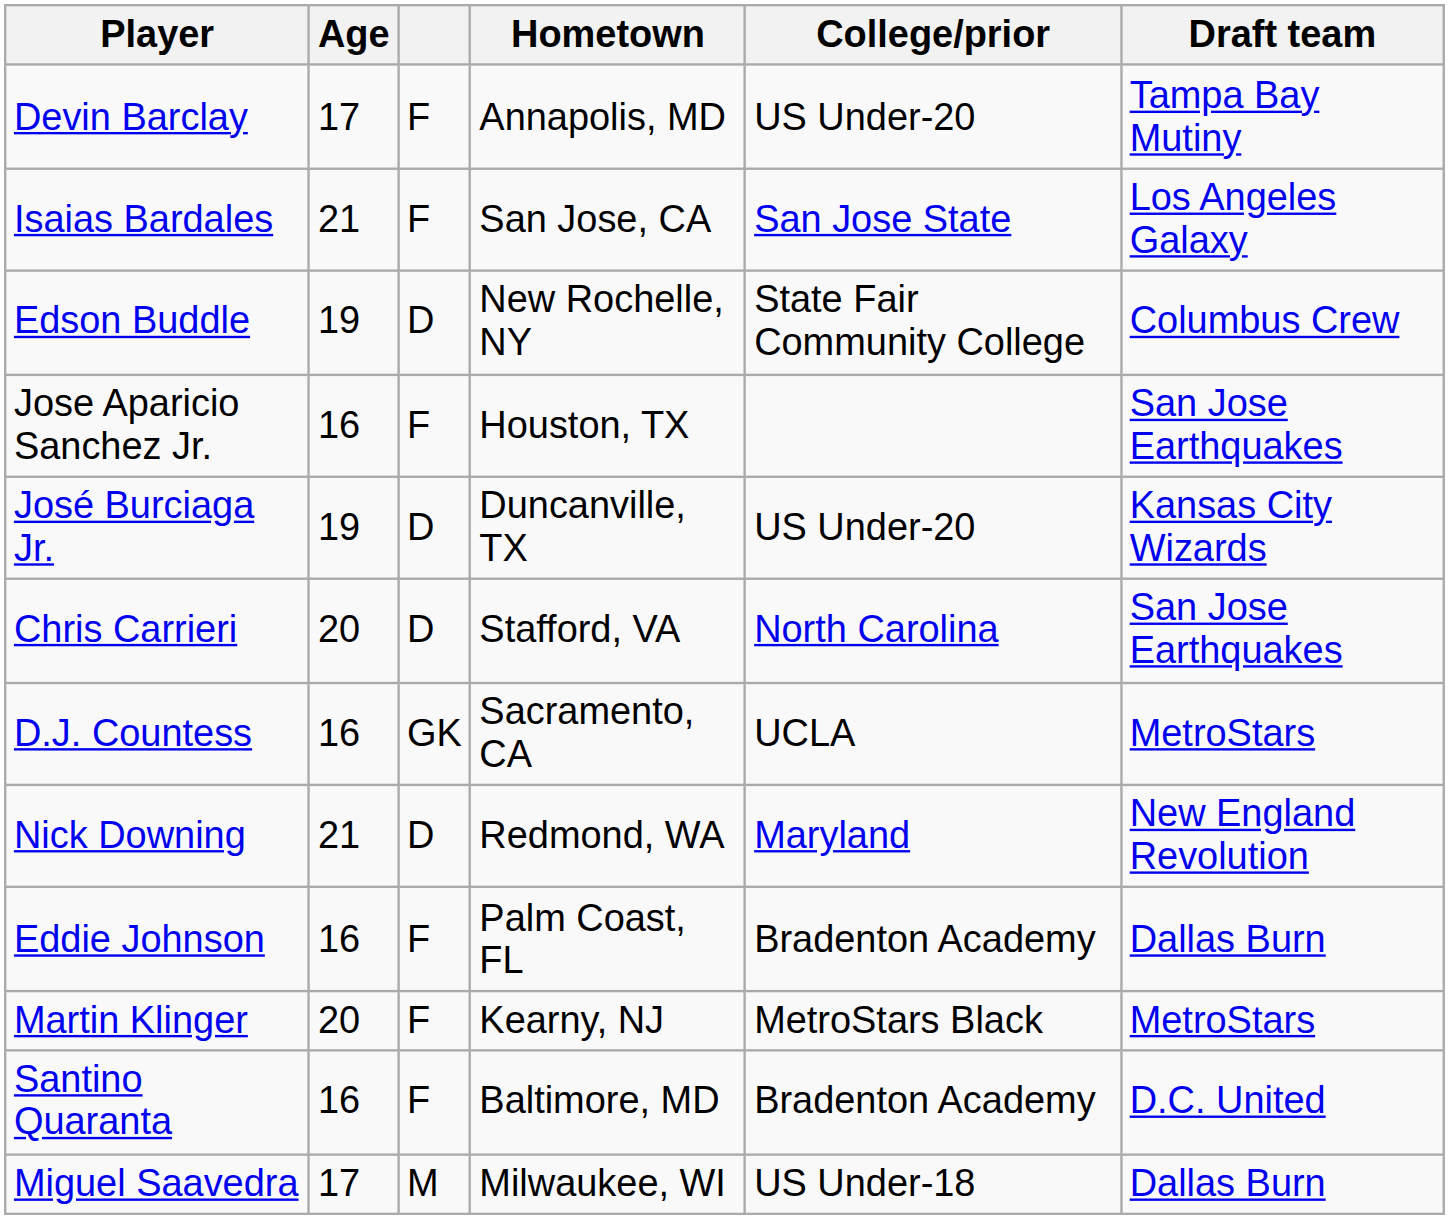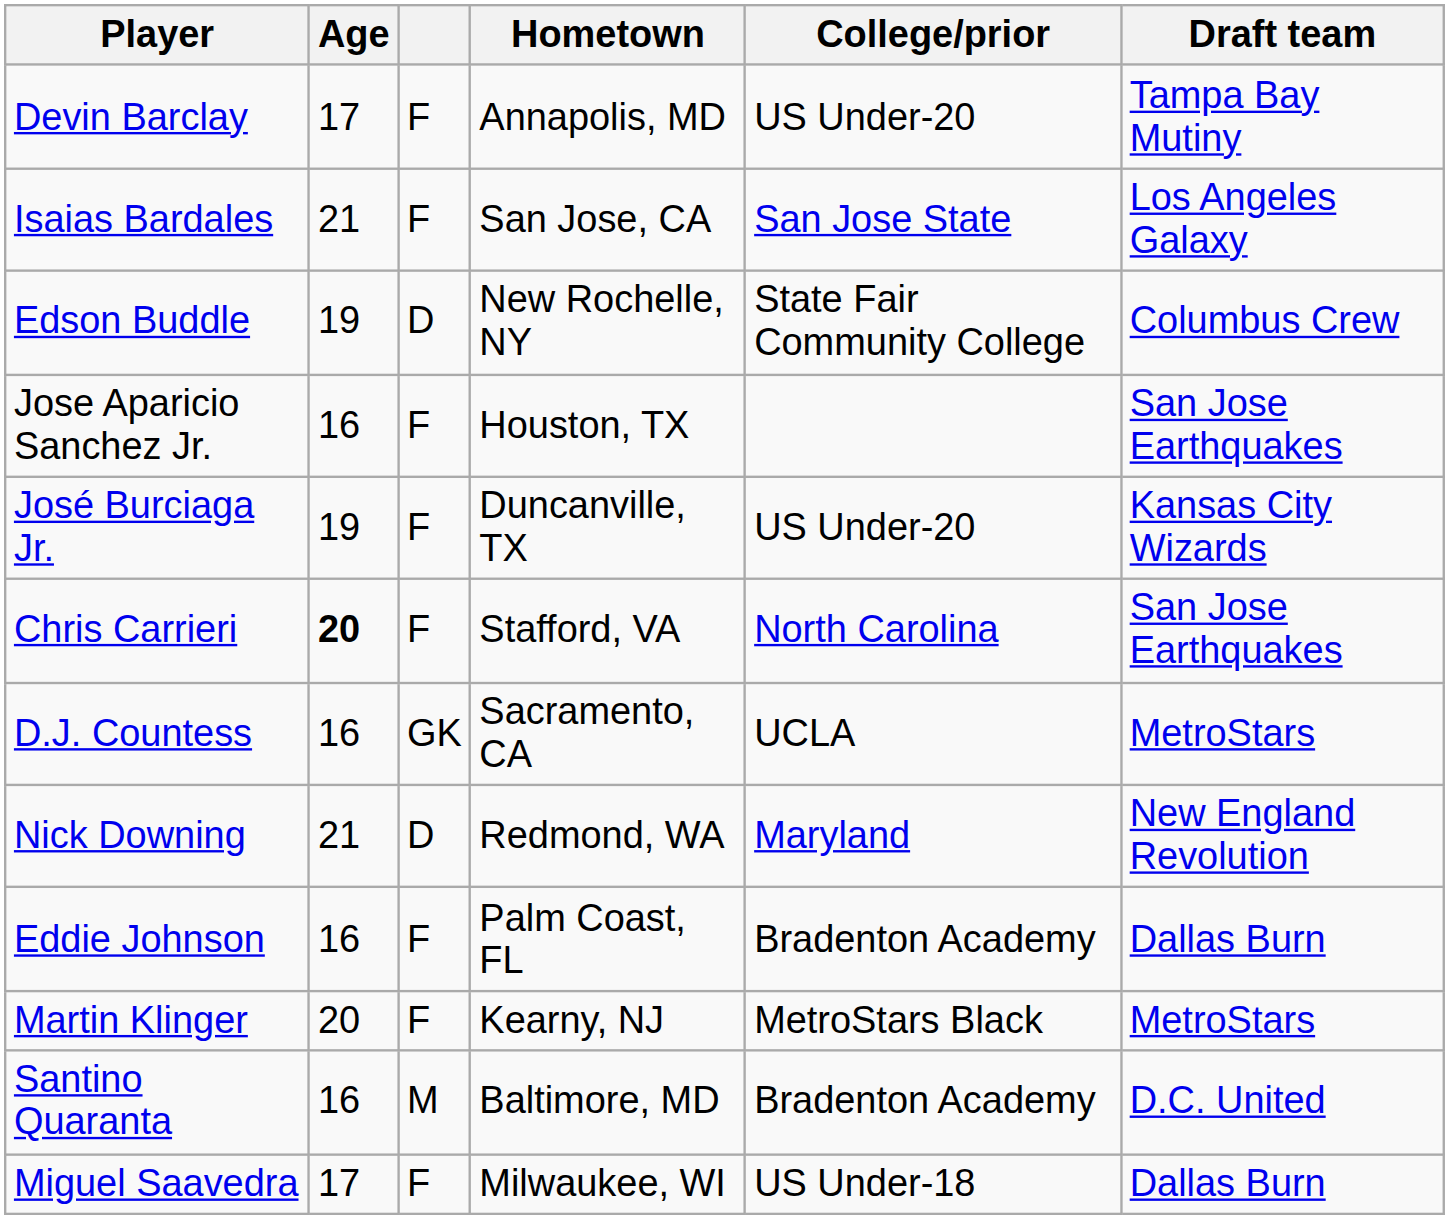(421, 527) D -> (419, 527) F
(339, 630) normal -> (339, 630) bold
(421, 630) D -> (419, 630) F
(419, 1101) F -> (423, 1101) M
(423, 1182) M -> (419, 1182) F
